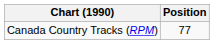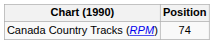(185, 30) 77 -> (185, 30) 74
